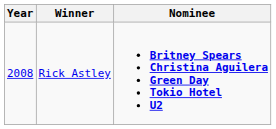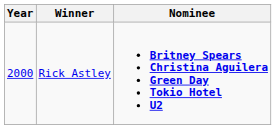(20, 74) 2008 -> (20, 74) 2000
